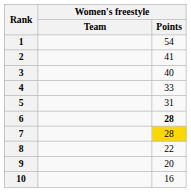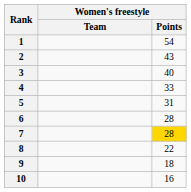(169, 57) 41 -> (169, 57) 43
(169, 118) bold -> (169, 118) normal
(169, 164) 20 -> (169, 164) 18
